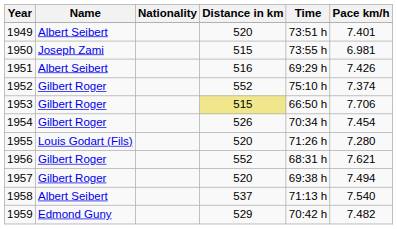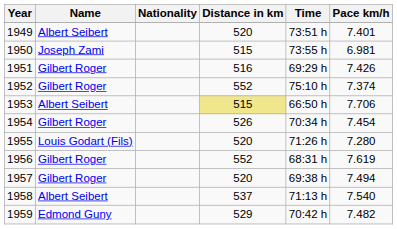(73, 68) Albert Seibert -> (72, 68) Gilbert Roger
(72, 104) Gilbert Roger -> (73, 104) Albert Seibert
(361, 159) 7.621 -> (361, 159) 7.619
